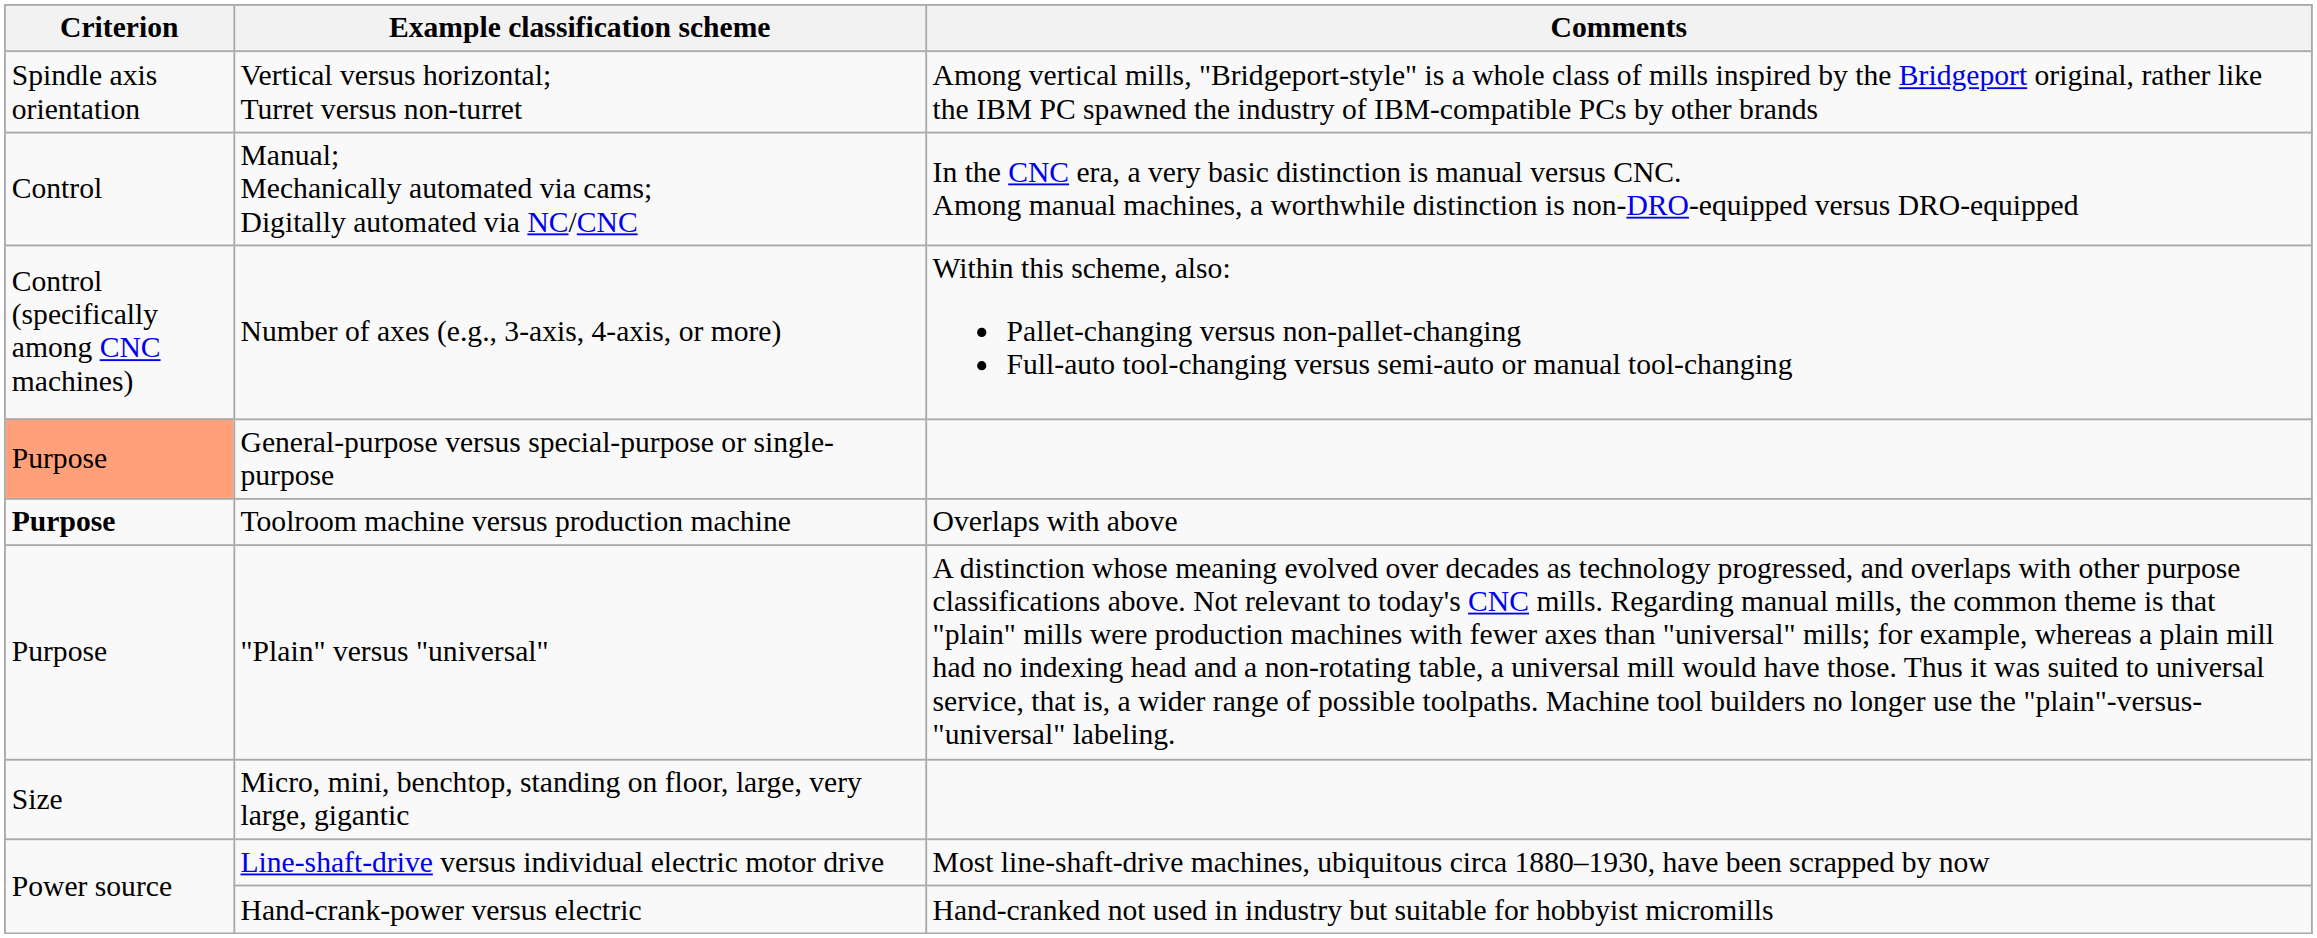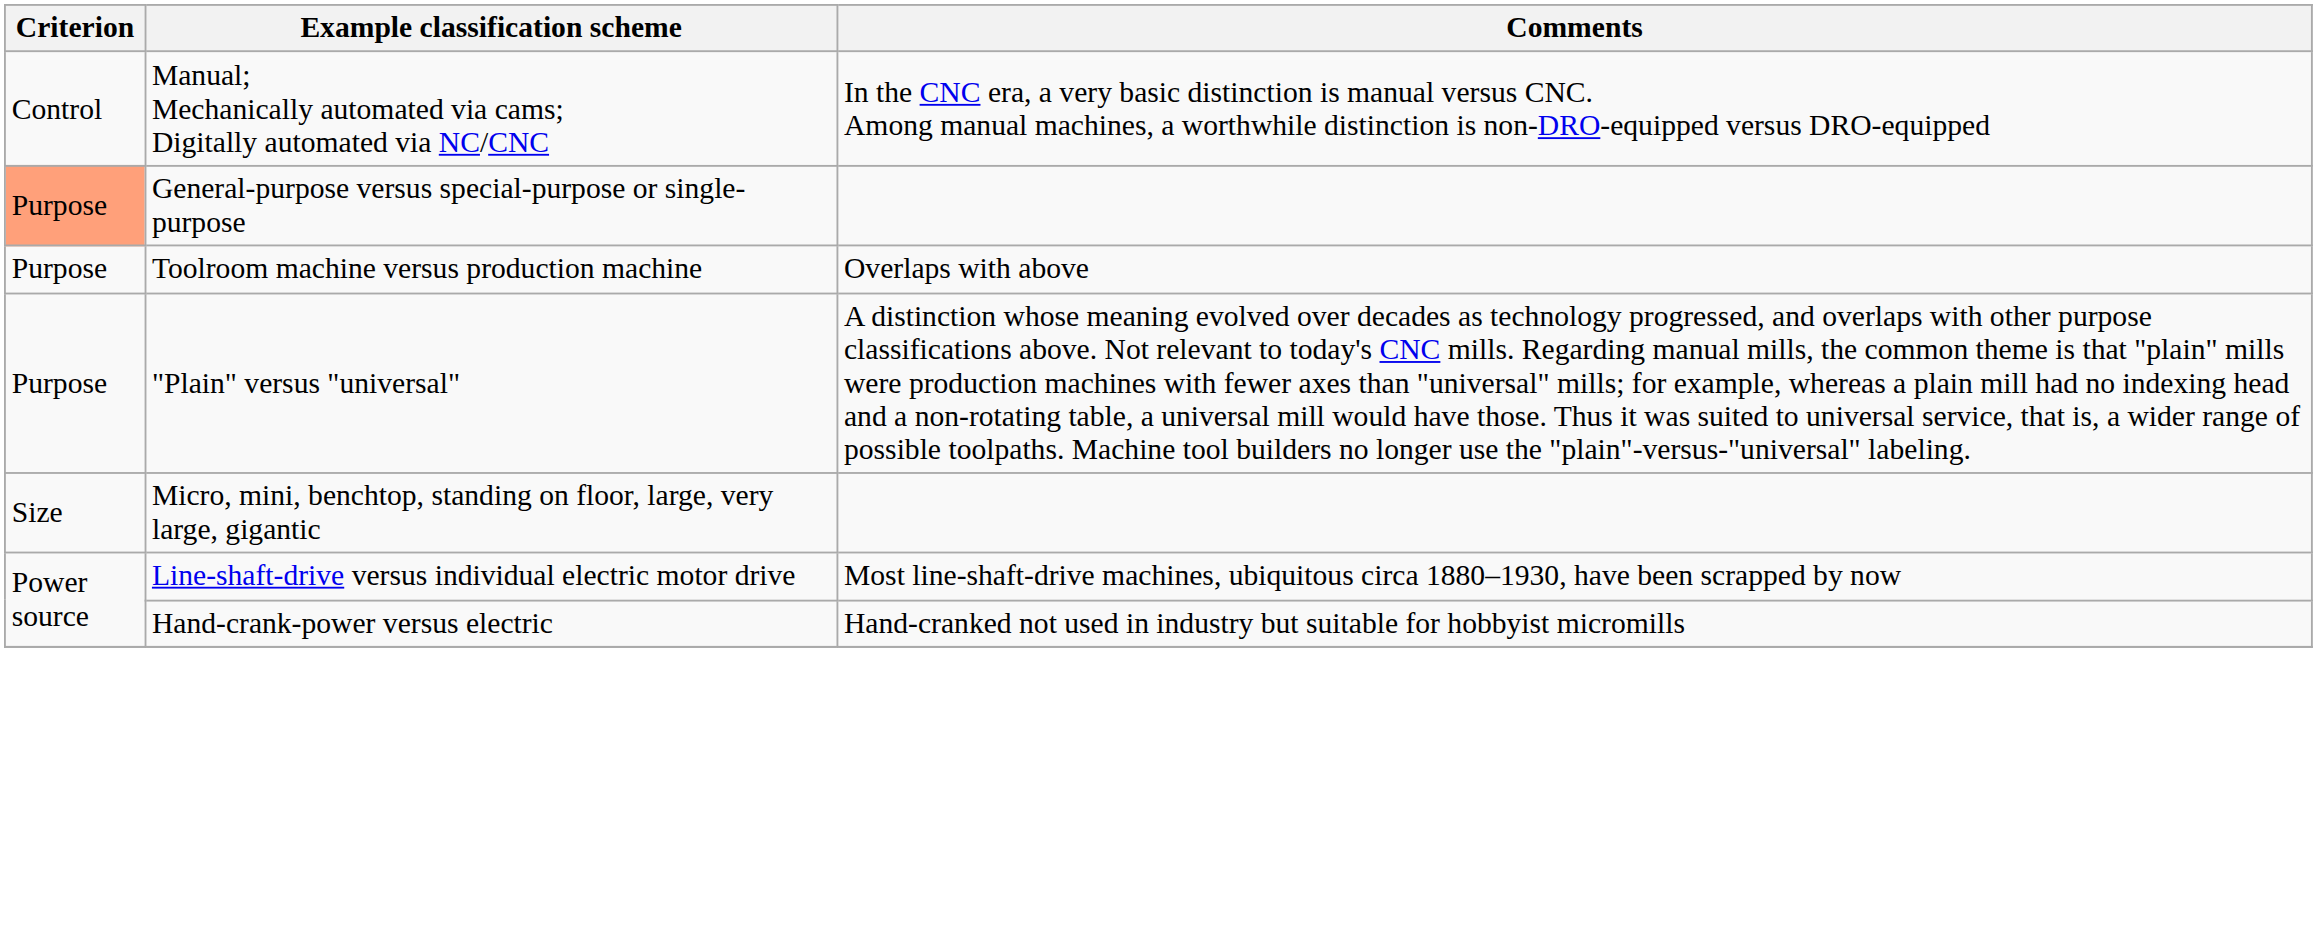- row: (396, 91)
- row: (511, 331)
(64, 521) bold -> (59, 268) normal
